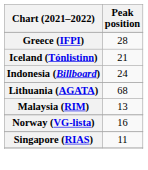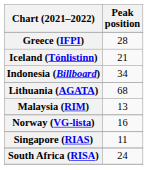(122, 73) 24 -> (122, 73) 34
+ row: (53, 156)
